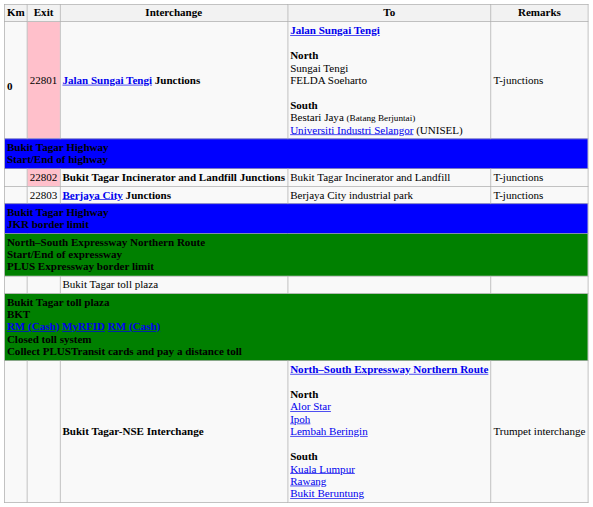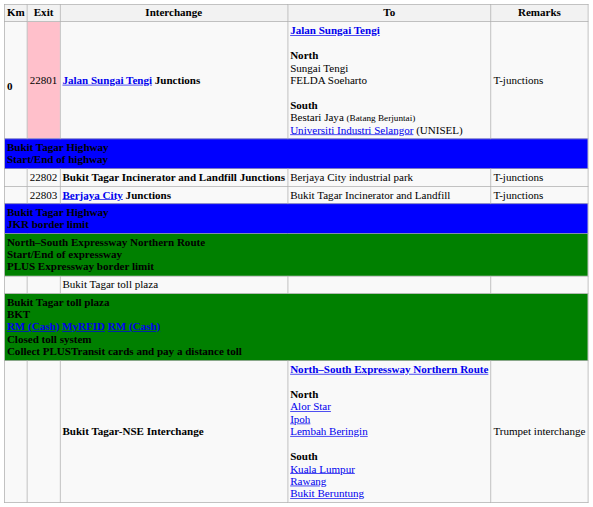(44, 177) pink background -> (44, 177) no background
(370, 177) Bukit Tagar Incinerator and Landfill -> (352, 177) Berjaya City industrial park
(352, 195) Berjaya City industrial park -> (370, 195) Bukit Tagar Incinerator and Landfill
